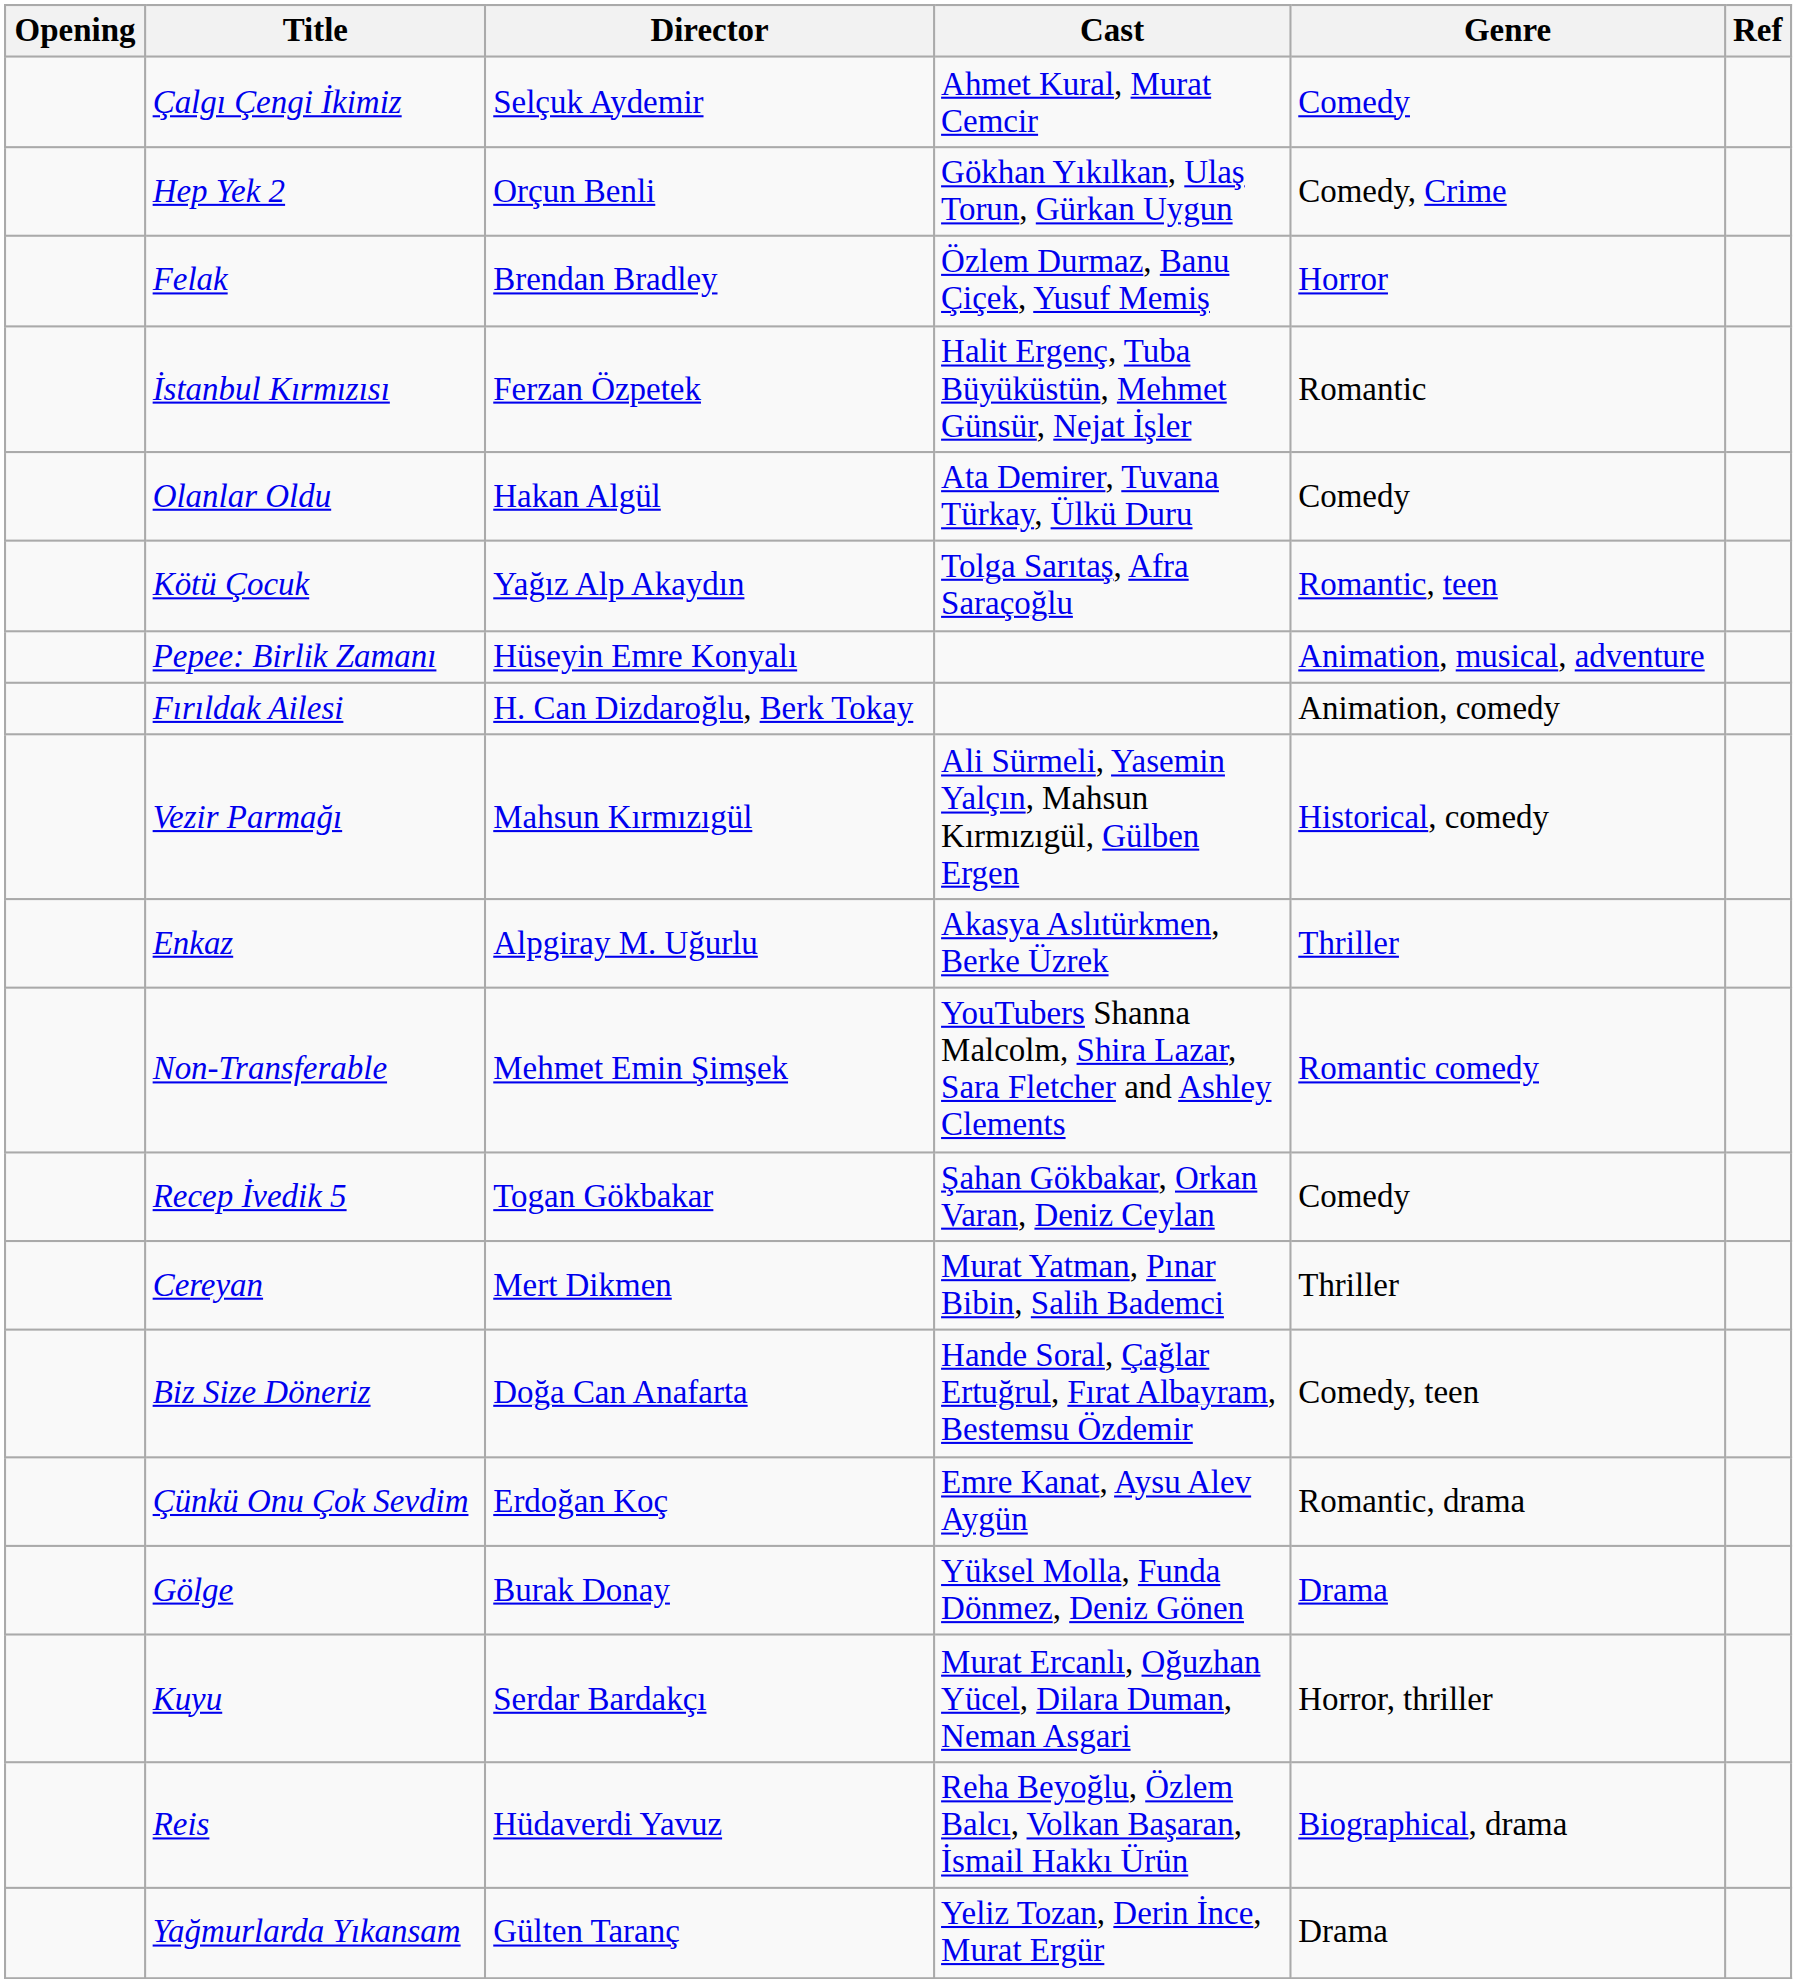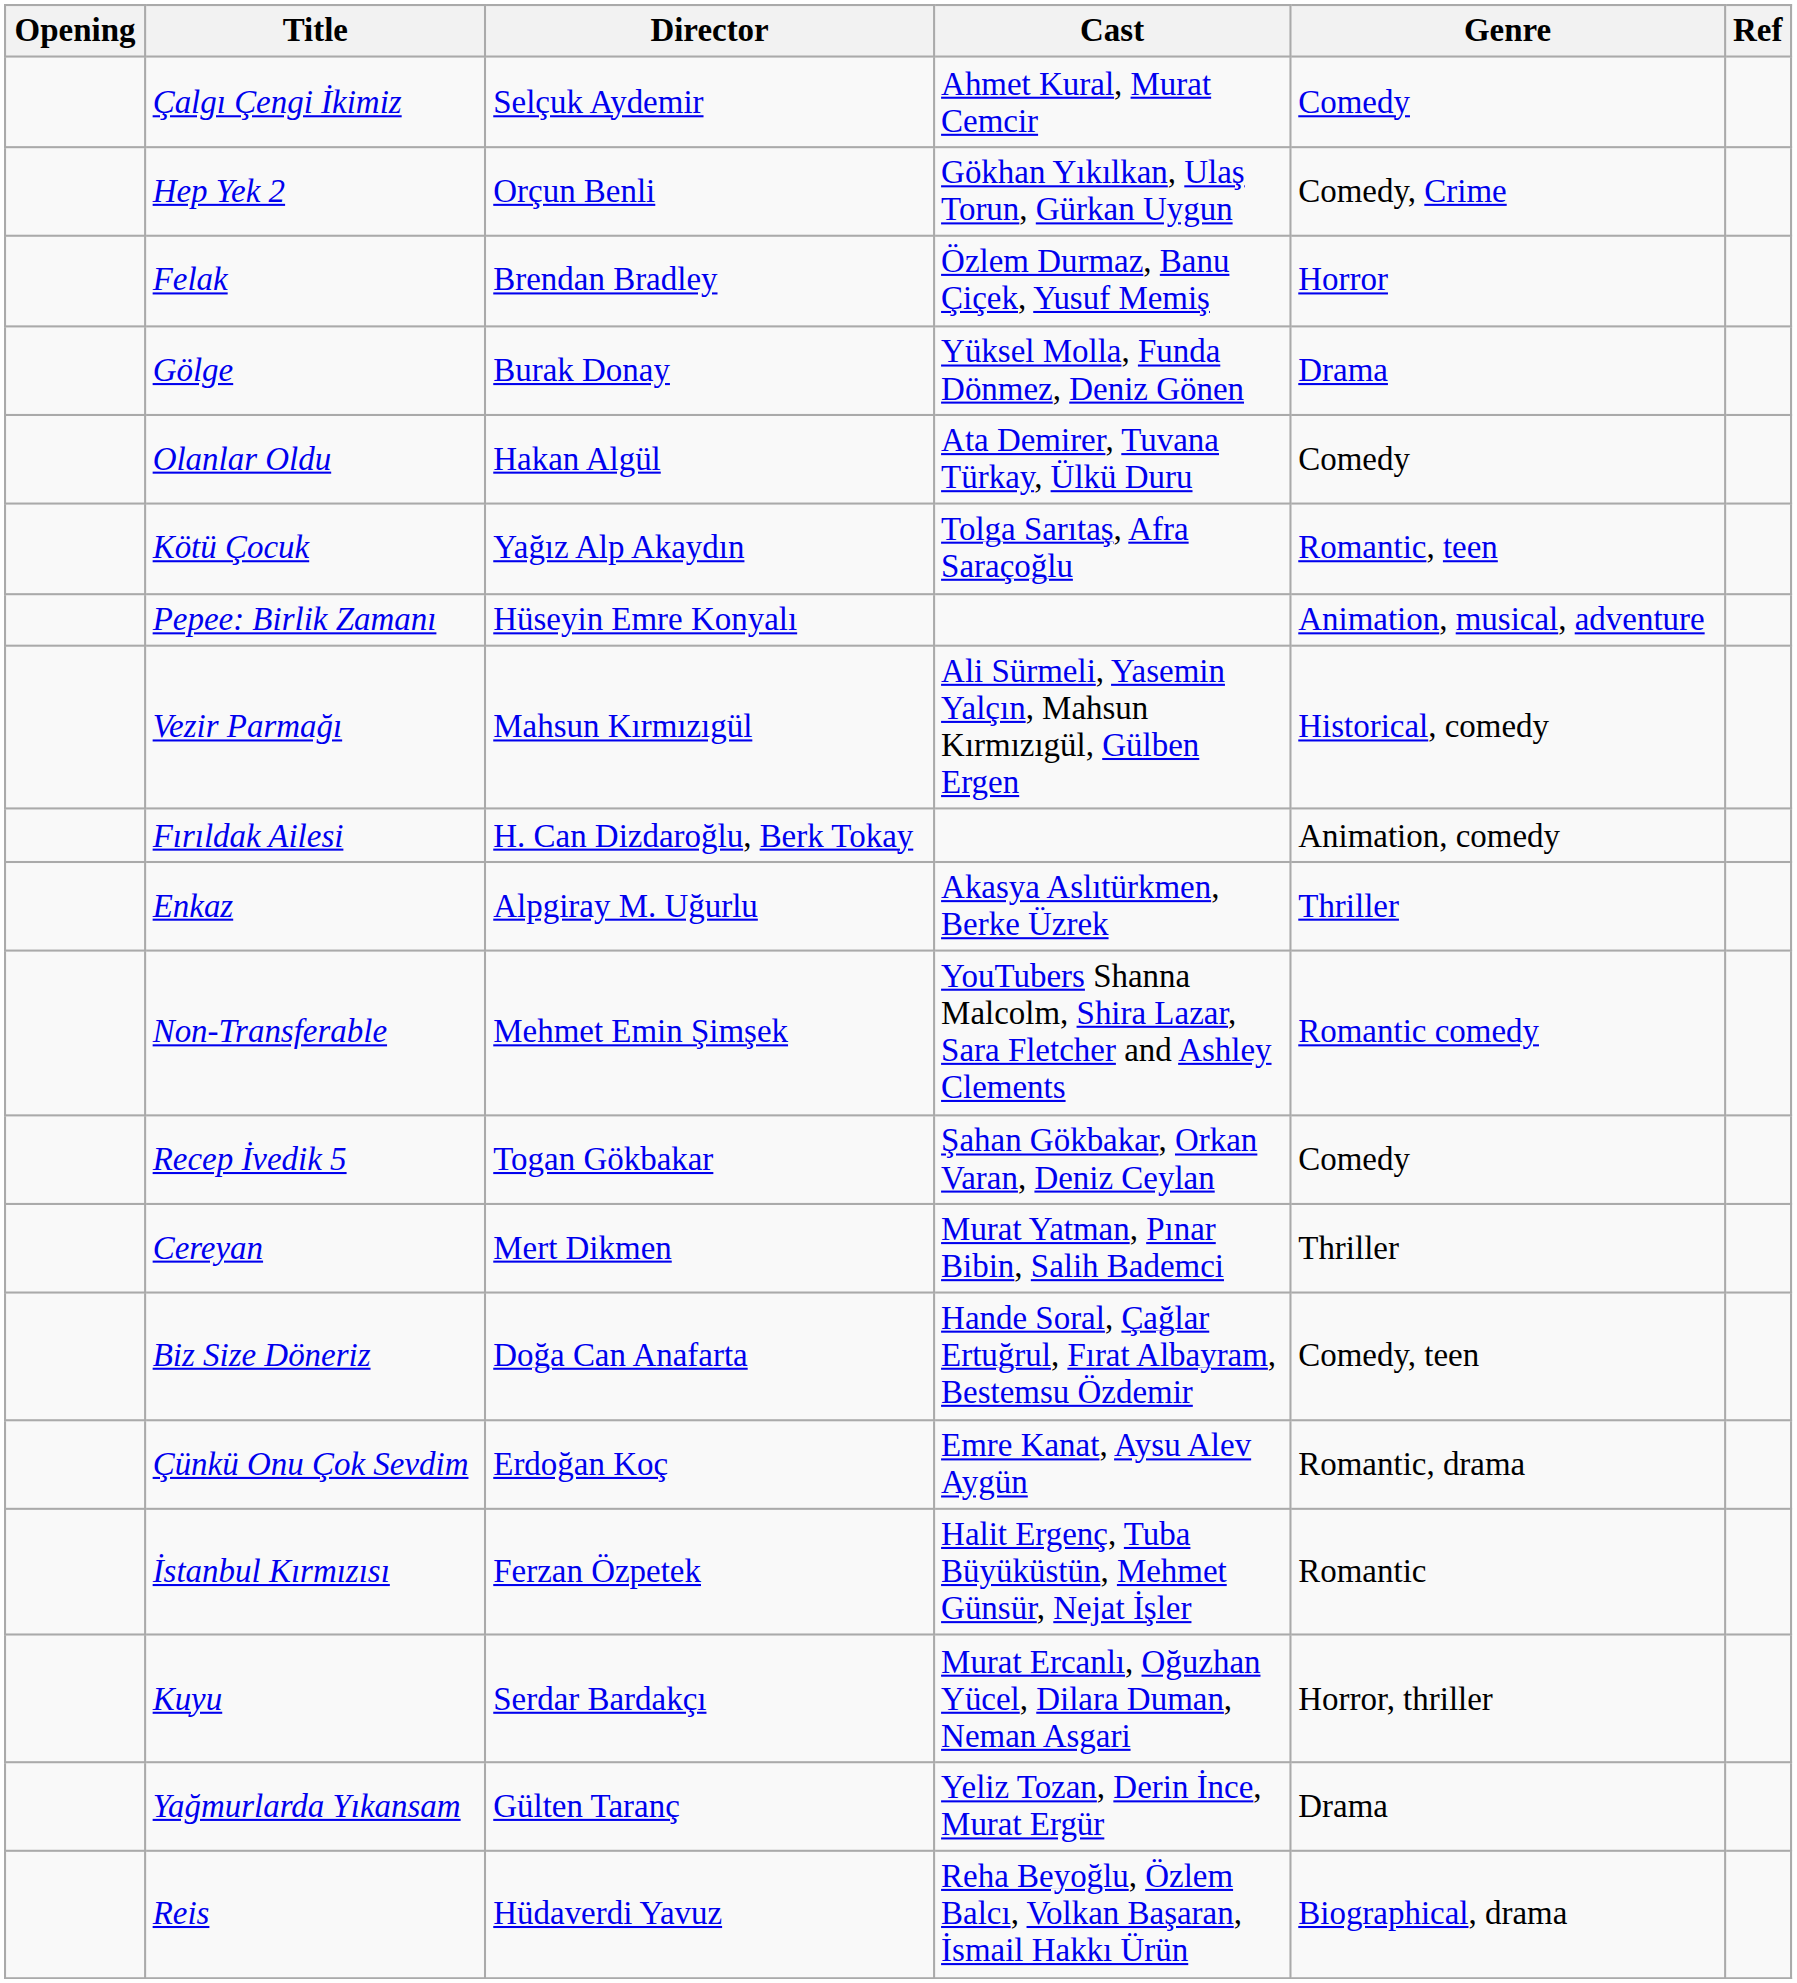rows swapped: (193, 1590) <-> (271, 388)
rows swapped: (247, 816) <-> (248, 708)
rows swapped: (181, 1824) <-> (307, 1932)
